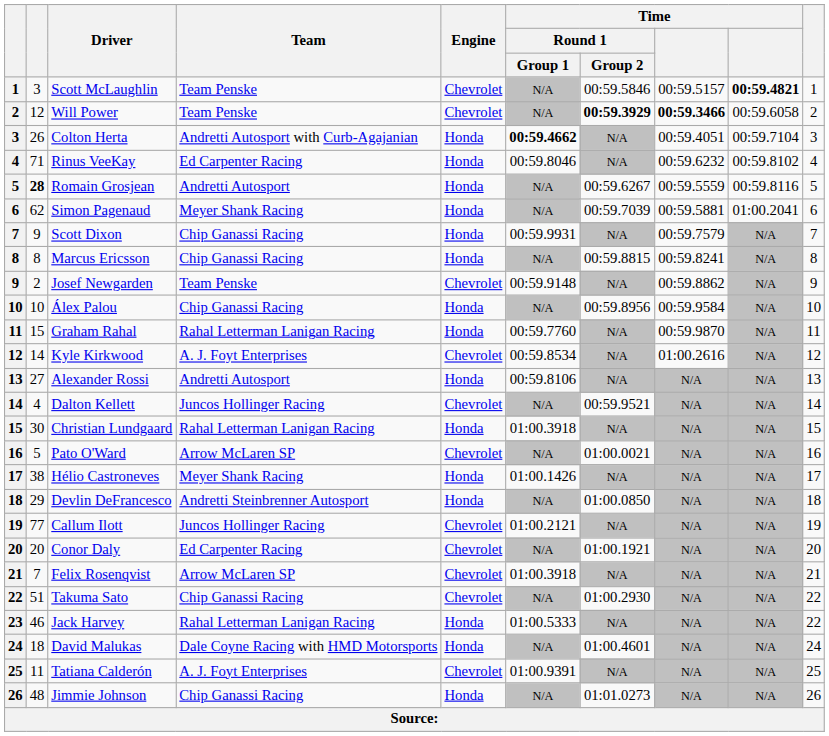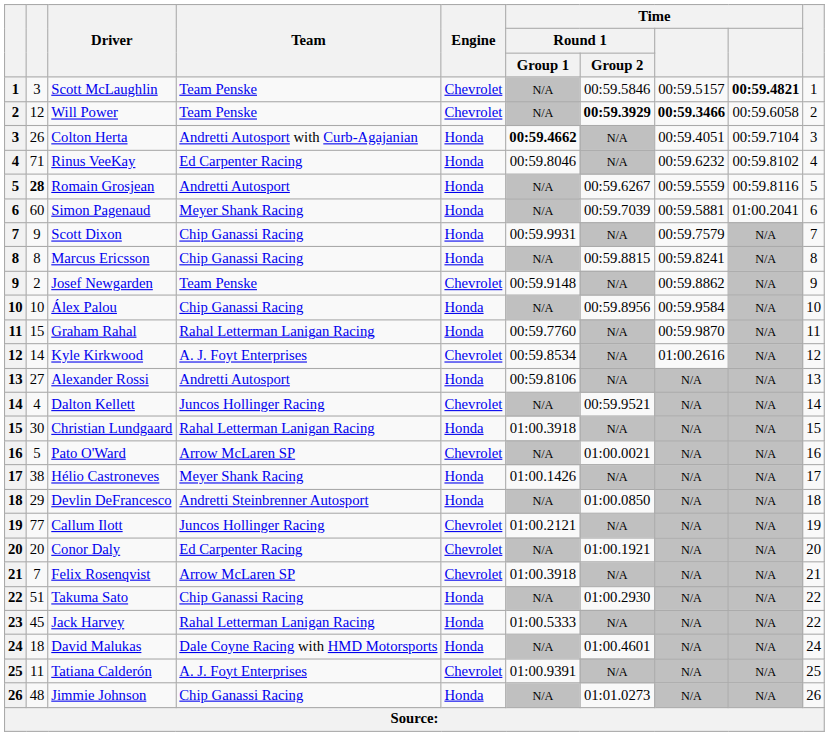(37, 210) 62 -> (37, 210) 60
(473, 597) Chevrolet -> (464, 597) Honda
(37, 622) 46 -> (37, 622) 45
